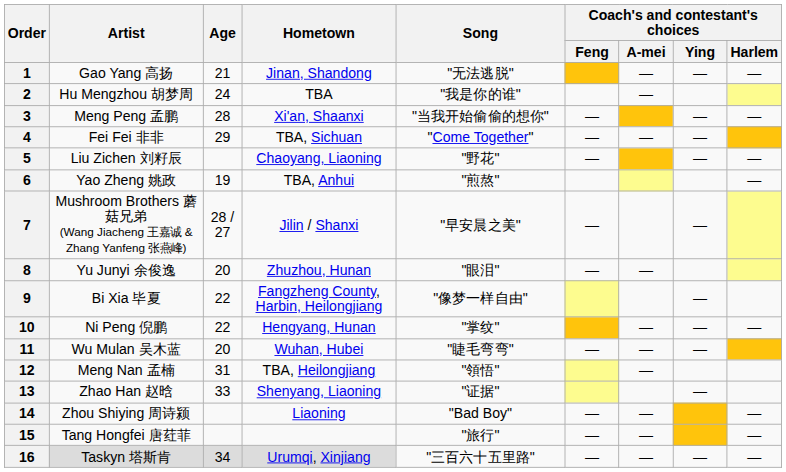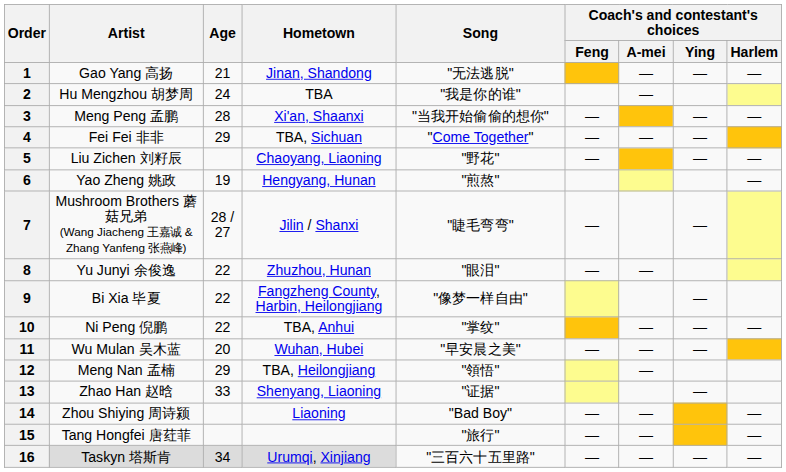(319, 180) TBA, Anhui -> (319, 180) Hengyang, Hunan
(480, 225) "早安晨之美" -> (480, 225) "睫毛弯弯"
(223, 270) 20 -> (223, 270) 22
(319, 328) Hengyang, Hunan -> (319, 328) TBA, Anhui
(480, 349) "睫毛弯弯" -> (480, 349) "早安晨之美"
(223, 371) 31 -> (223, 371) 29
